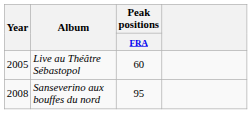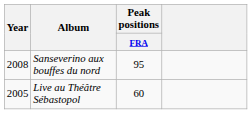rows swapped: (67, 65) <-> (68, 94)
